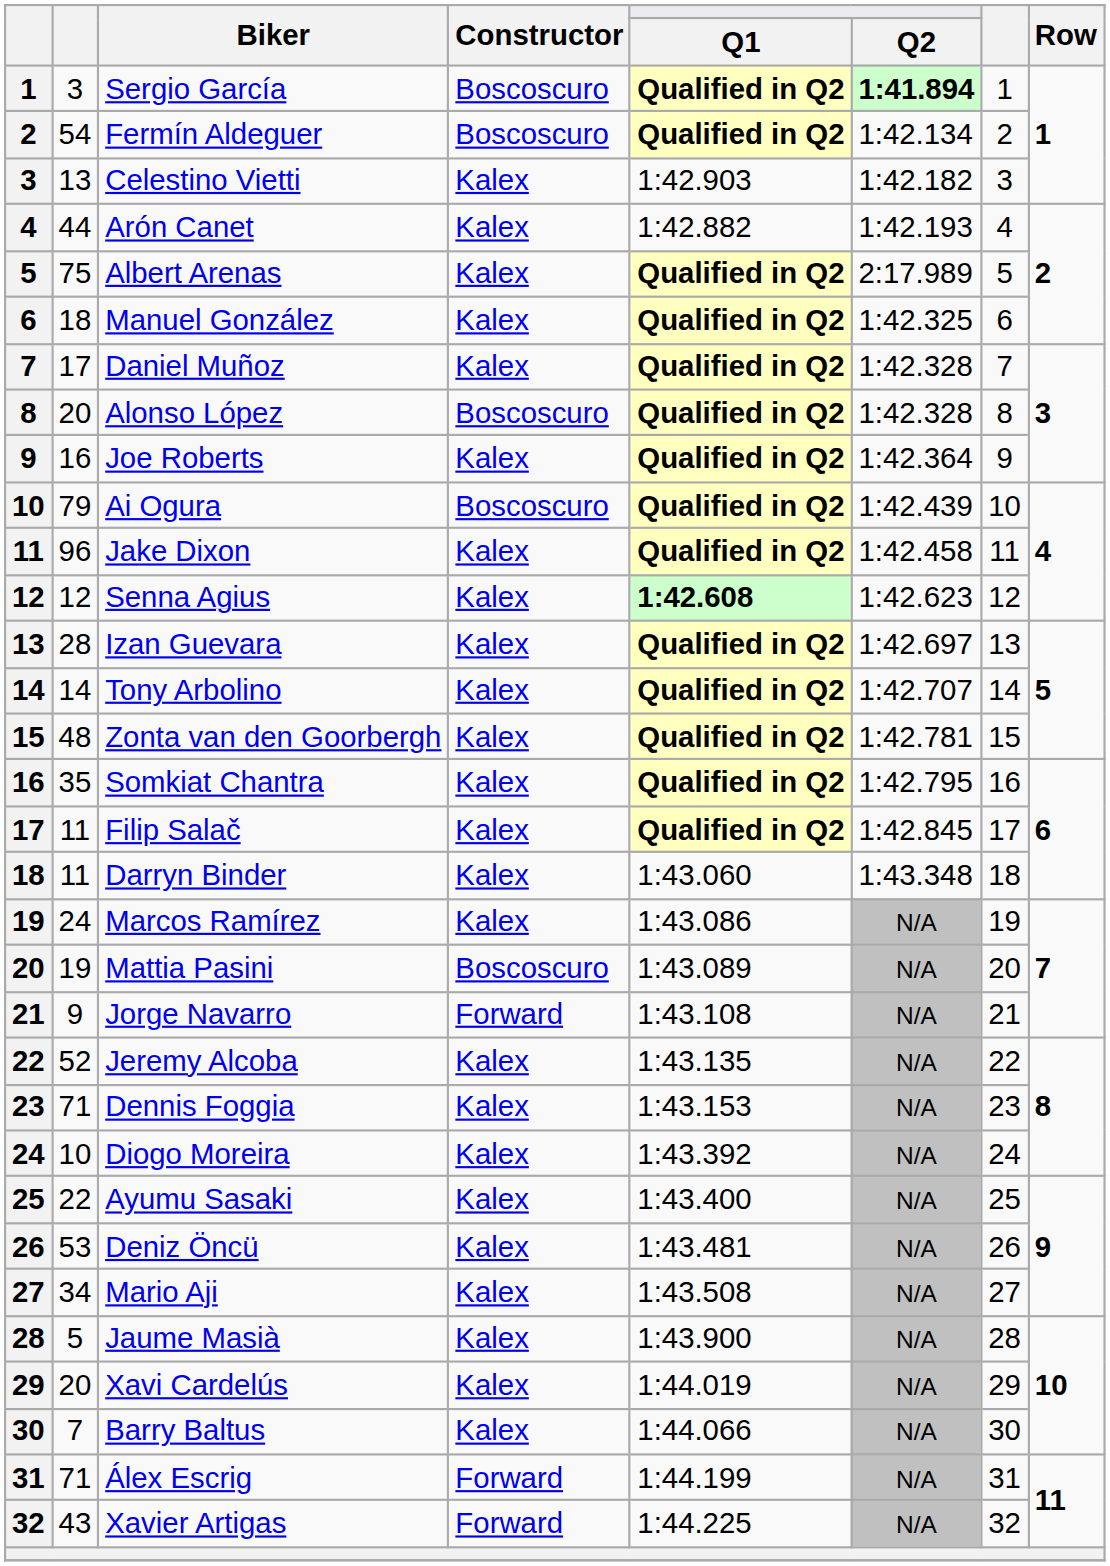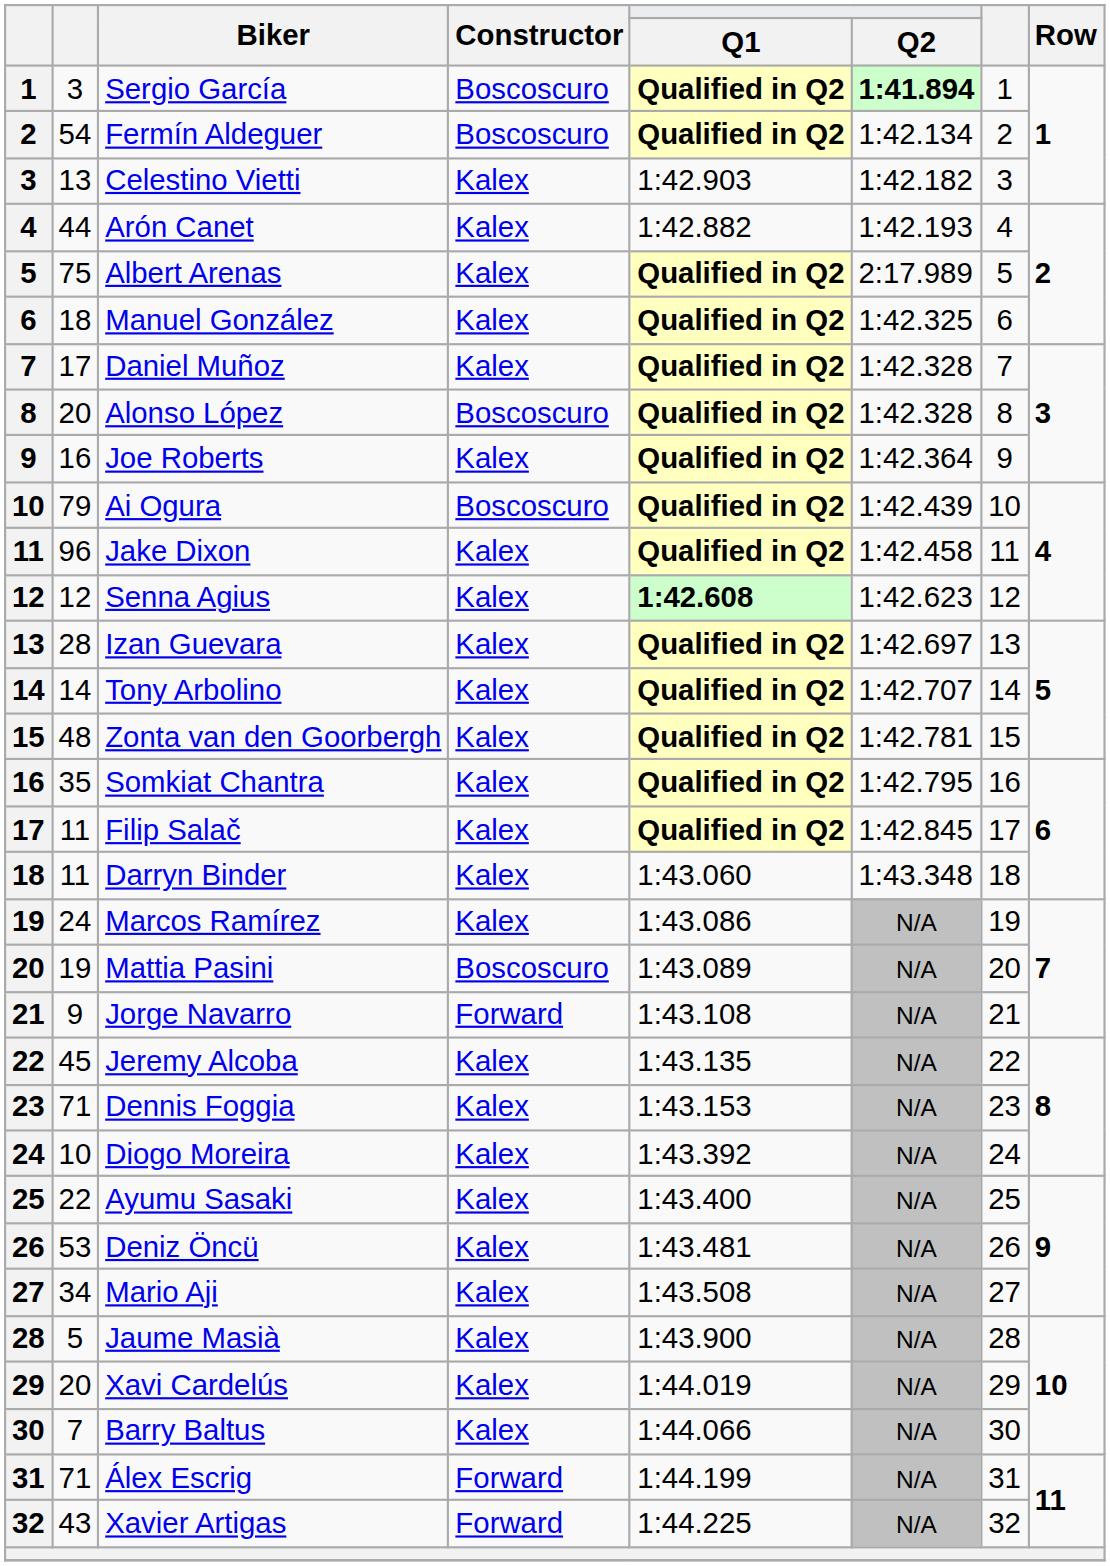(75, 1060) 52 -> (75, 1060) 45
